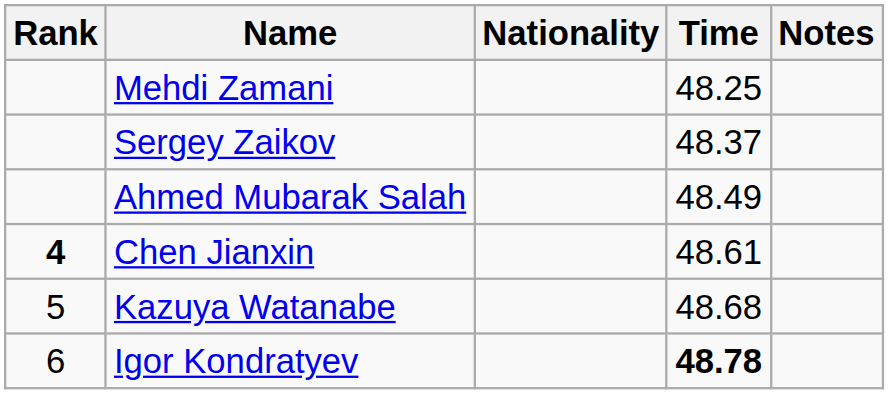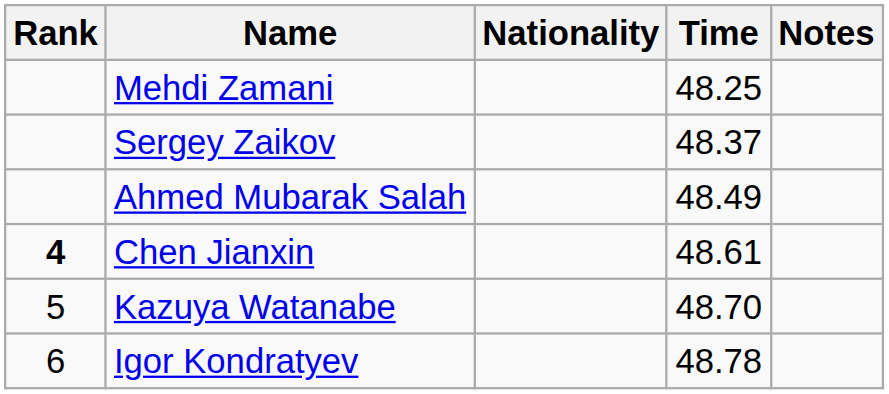(719, 307) 48.68 -> (719, 307) 48.70
(719, 362) bold -> (719, 362) normal
